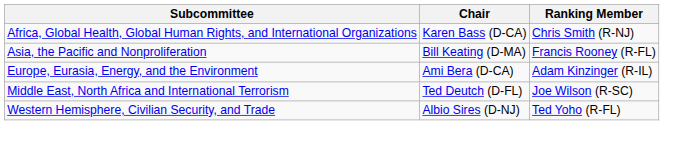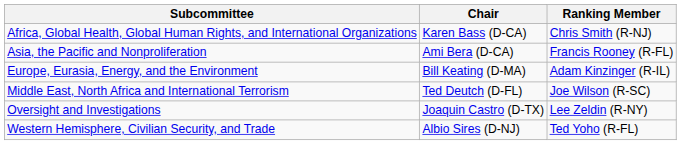(474, 52) Bill Keating (D-MA) -> (468, 52) Ami Bera (D-CA)
(468, 71) Ami Bera (D-CA) -> (474, 71) Bill Keating (D-MA)
+ row: (84, 110)
